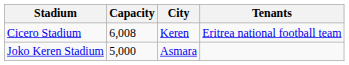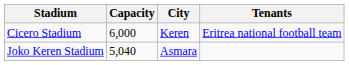(123, 32) 6,008 -> (123, 32) 6,000
(123, 51) 5,000 -> (123, 51) 5,040
